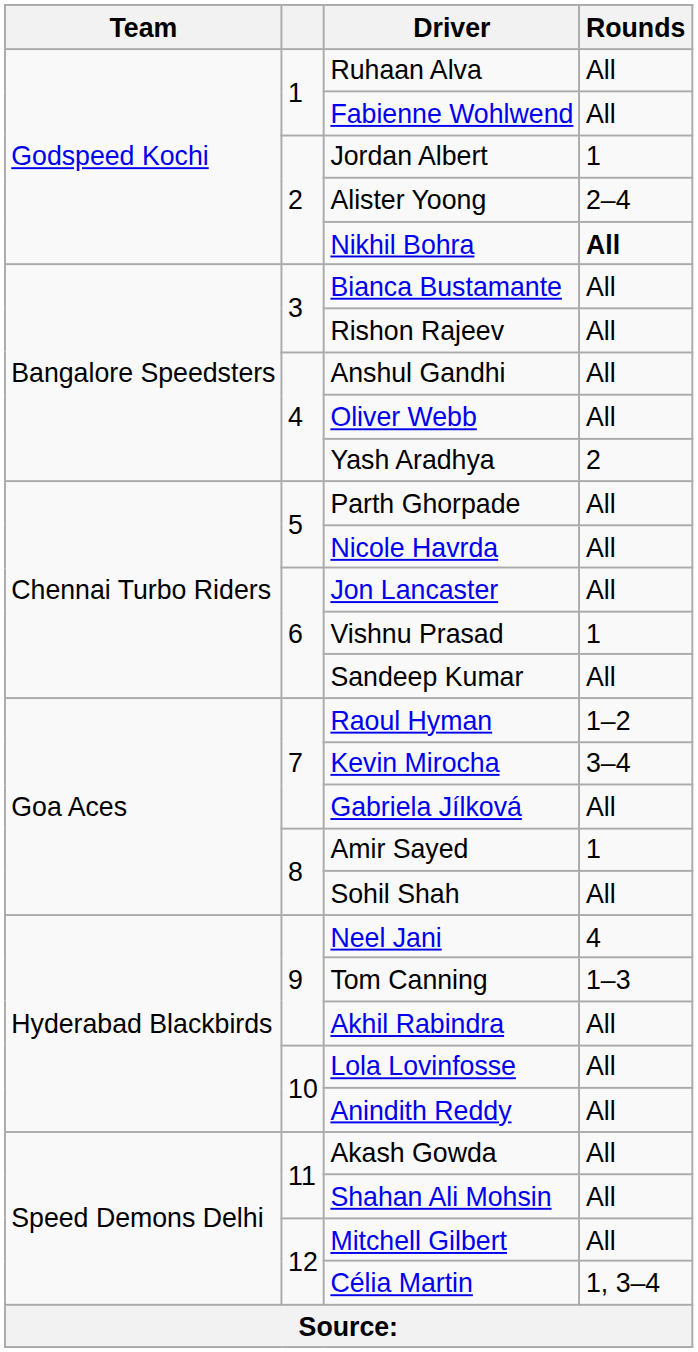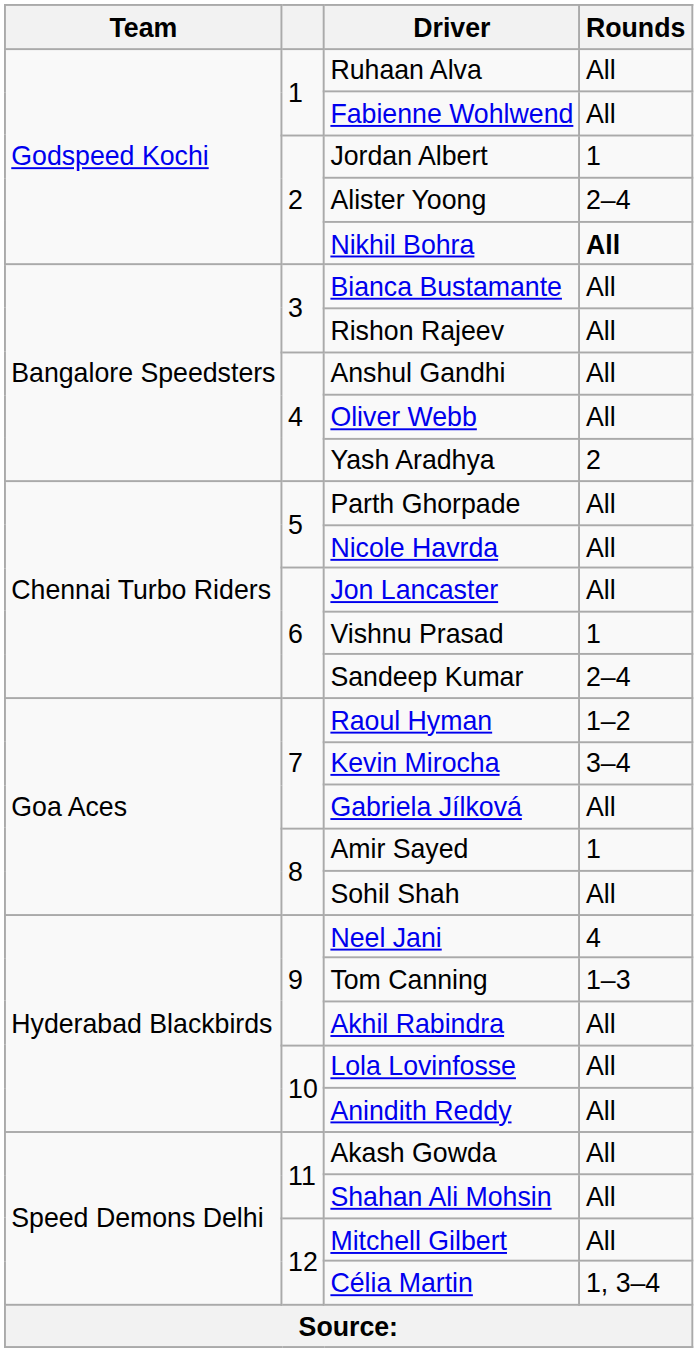(601, 676) All -> (608, 676) 2–4
